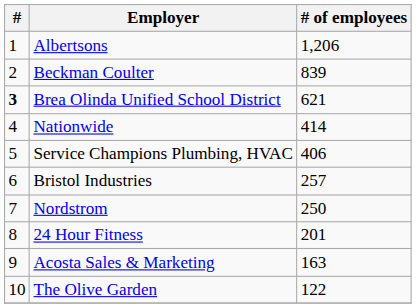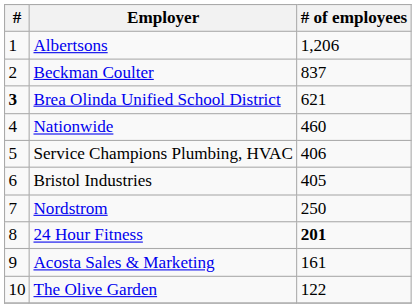(314, 72) 839 -> (314, 72) 837
(314, 126) 414 -> (314, 126) 460
(314, 180) 257 -> (314, 180) 405
(314, 235) normal -> (314, 235) bold
(314, 262) 163 -> (314, 262) 161
